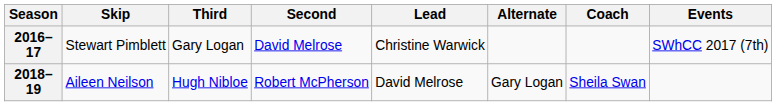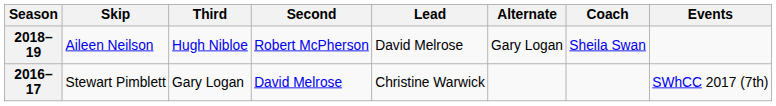rows swapped: (33, 44) <-> (33, 82)
